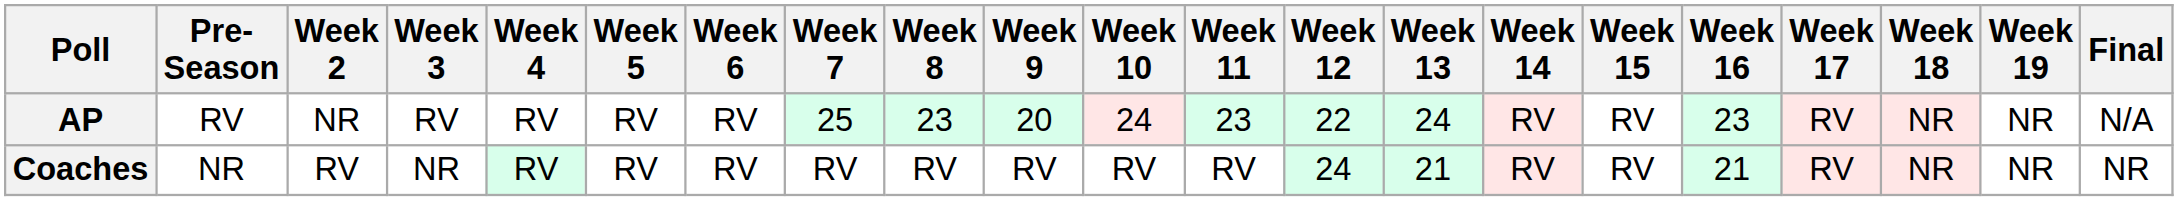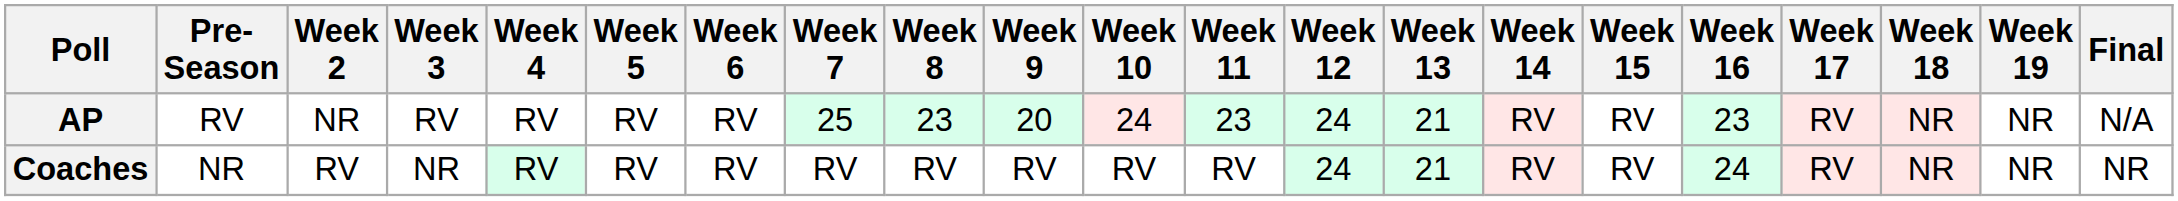(1333, 119) 22 -> (1333, 119) 24
(1433, 119) 24 -> (1433, 119) 21
(1732, 170) 21 -> (1732, 170) 24
